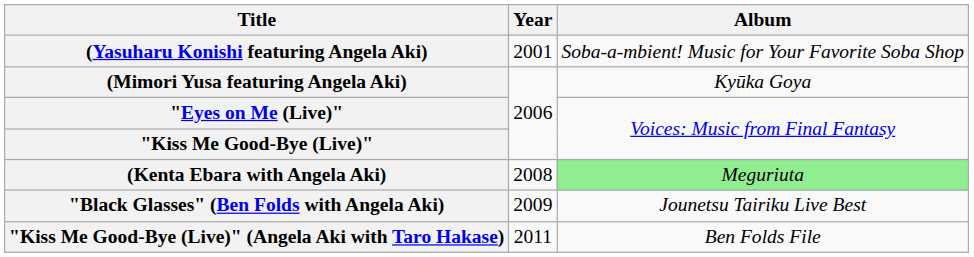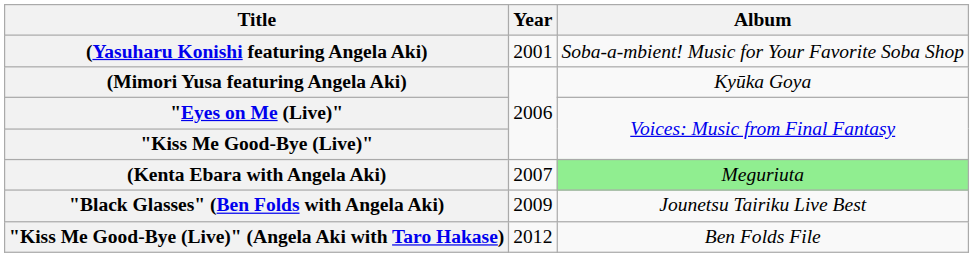(533, 174) 2008 -> (533, 174) 2007
(533, 236) 2011 -> (533, 236) 2012
